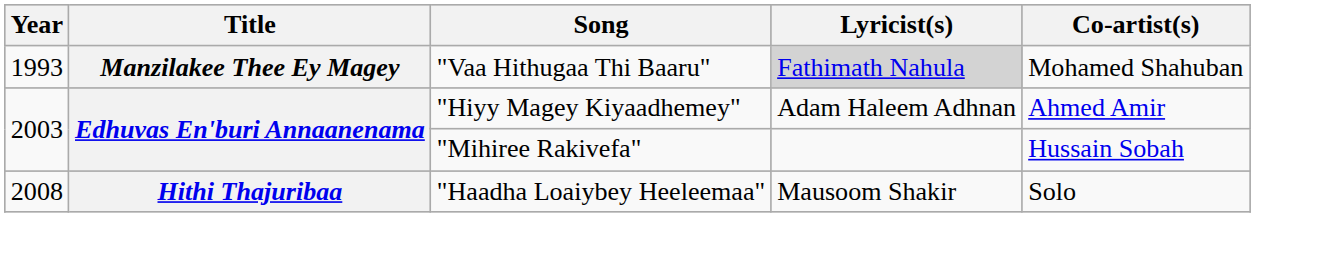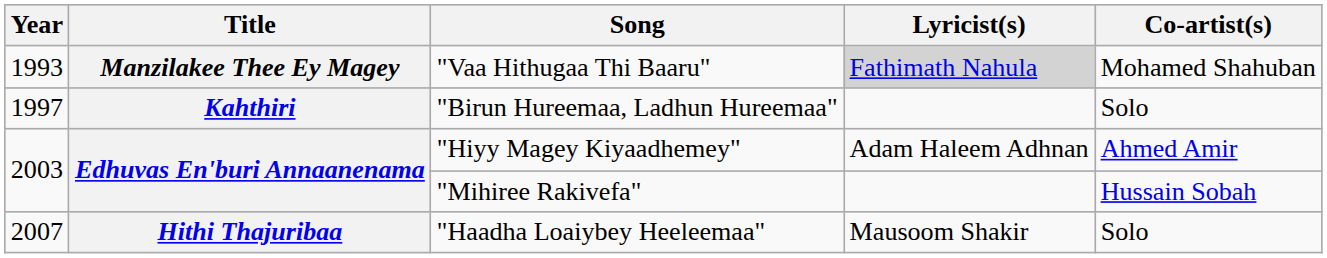+ row: (637, 107)
(37, 190) 2008 -> (37, 231) 2007
